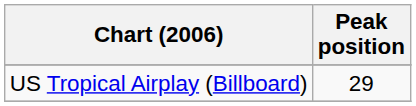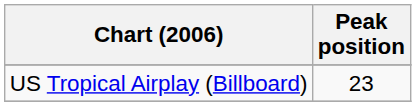(361, 82) 29 -> (361, 82) 23
